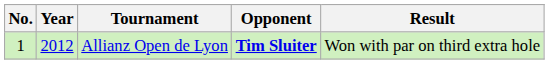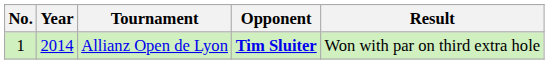(57, 45) 2012 -> (57, 45) 2014
